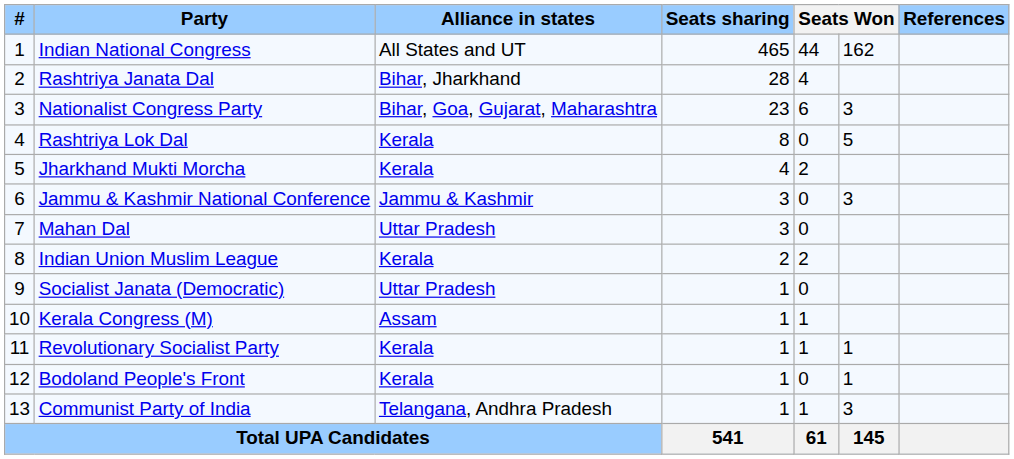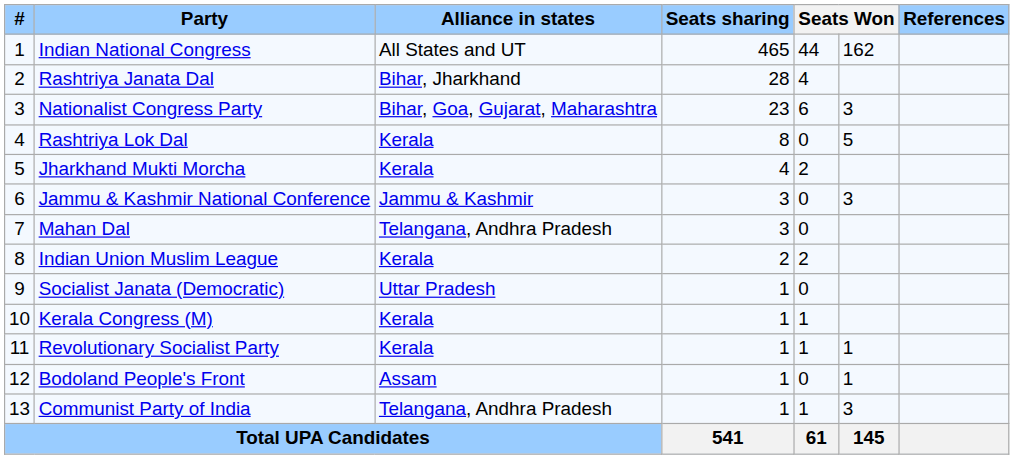(437, 229) Uttar Pradesh -> (495, 229) Telangana, Andhra Pradesh
(408, 318) Assam -> (406, 318) Kerala
(406, 378) Kerala -> (408, 378) Assam
